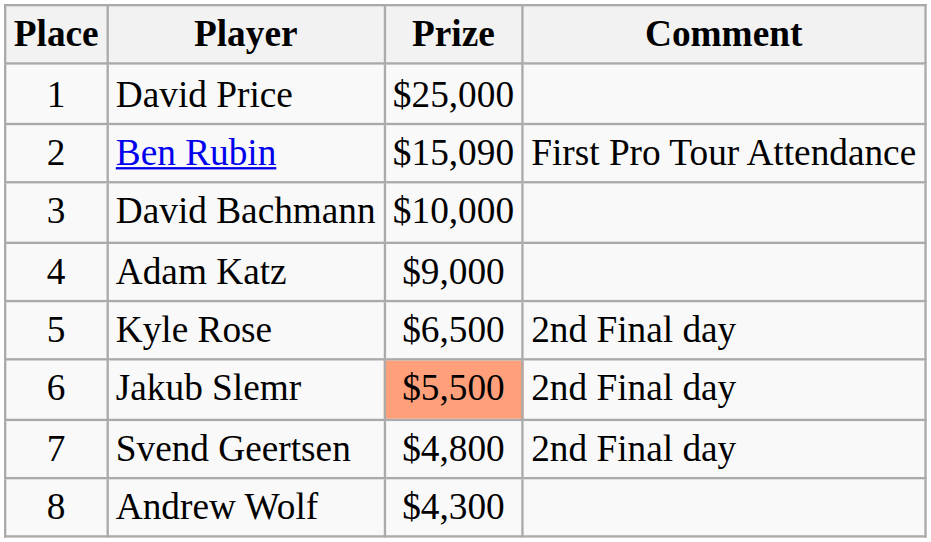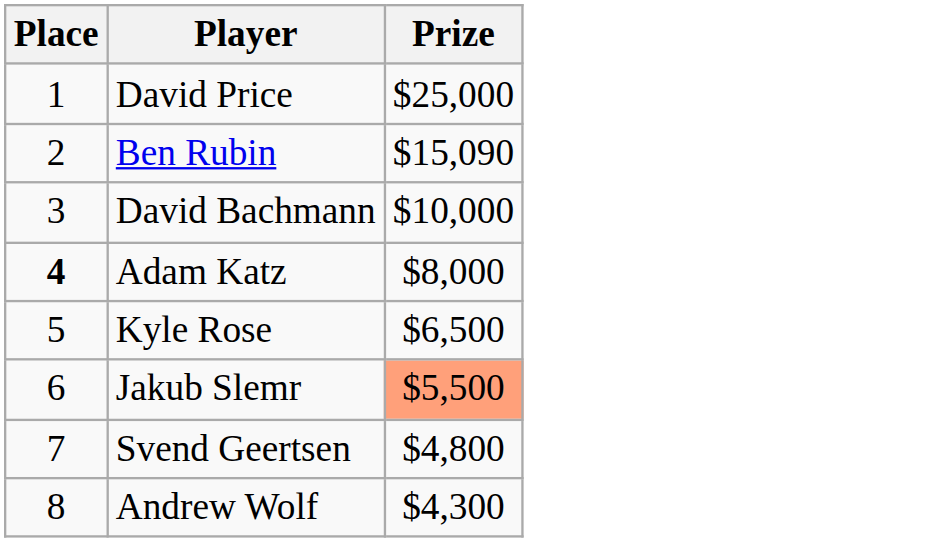- column: (724, 34)
(56, 270) normal -> (56, 270) bold
(453, 270) $9,000 -> (453, 270) $8,000
